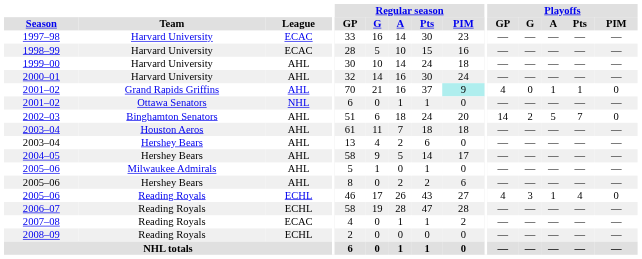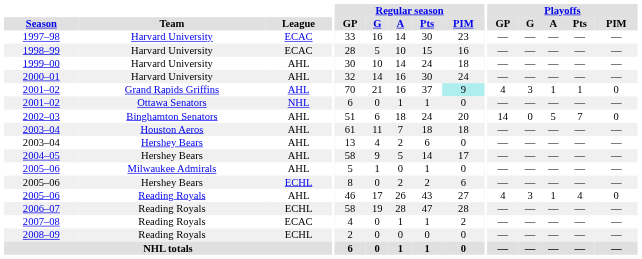(530, 89) 0 -> (530, 89) 3
(530, 116) 2 -> (530, 116) 0
(299, 182) AHL -> (299, 182) ECHL
(299, 195) ECHL -> (299, 195) AHL
